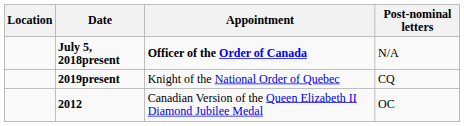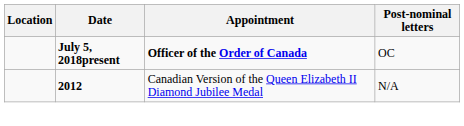(388, 53) N/A -> (386, 53) OC
- row: (89, 79)
(386, 104) OC -> (388, 85) N/A
